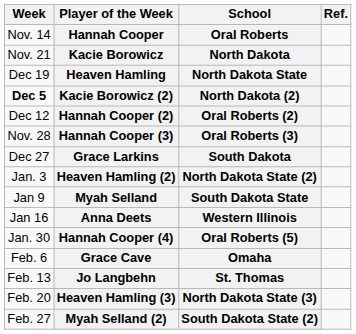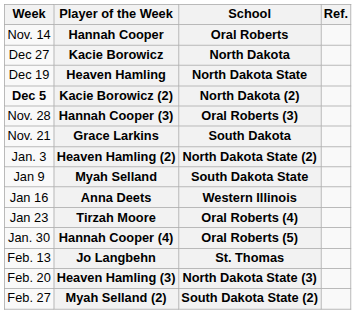(29, 55) Nov. 21 -> (29, 55) Dec 27
- row: (116, 116)
(29, 156) Dec 27 -> (29, 136) Nov. 21
+ row: (116, 217)
- row: (116, 258)
